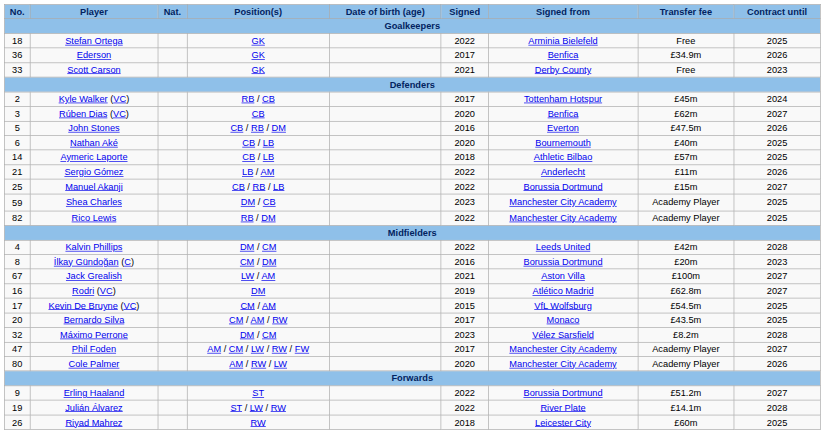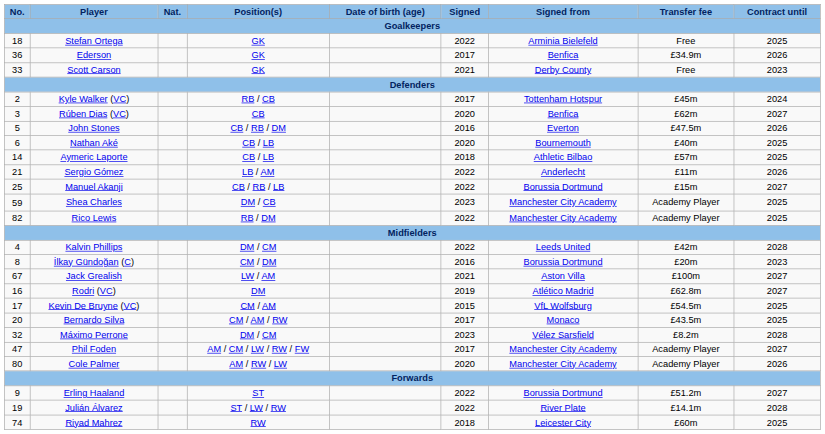(17, 422) 26 -> (17, 422) 74
